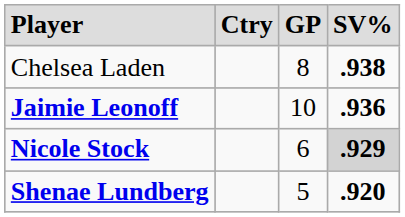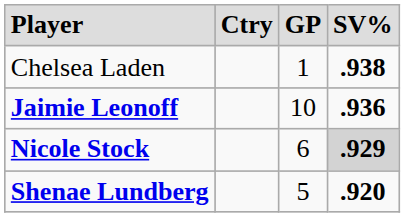(303, 66) 8 -> (303, 66) 1
